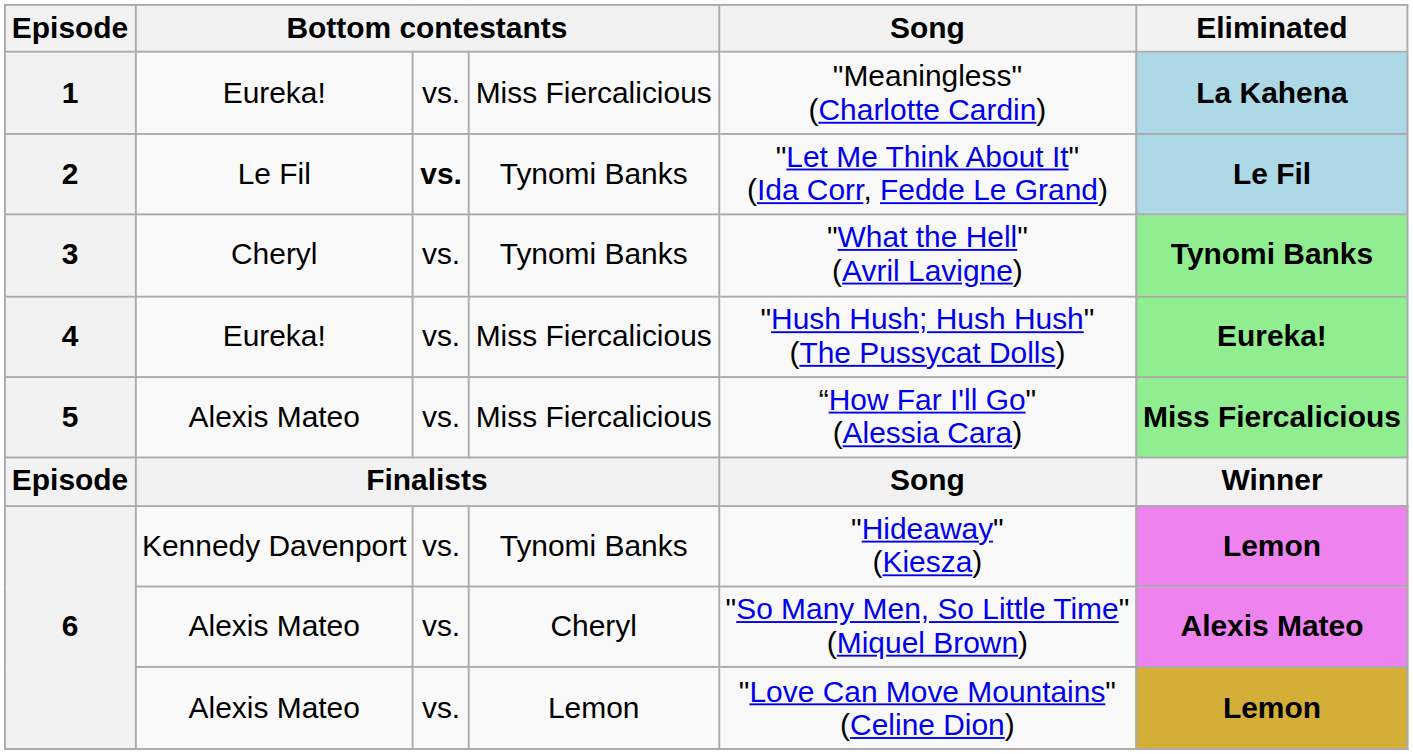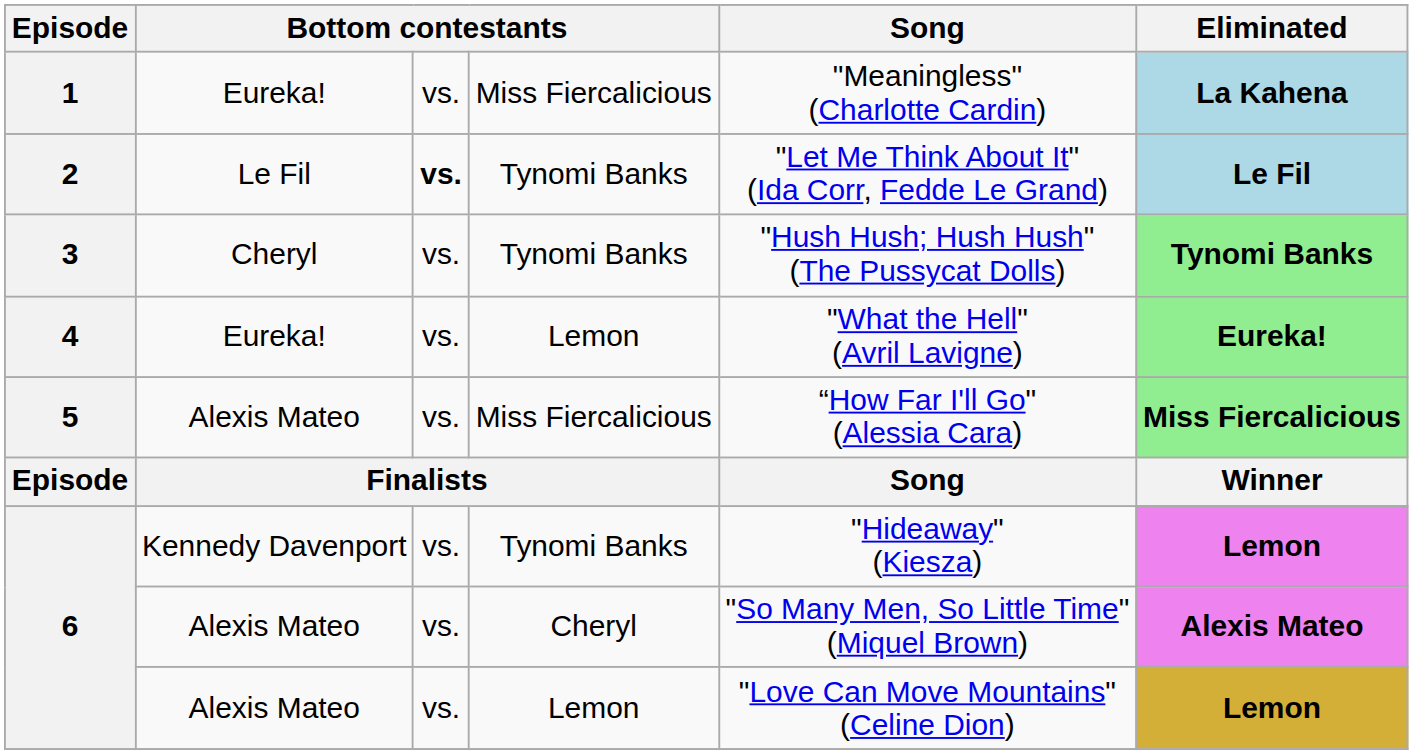(927, 254) "What the Hell" (Avril Lavigne) -> (927, 254) "Hush Hush; Hush Hush" (The Pussycat Dolls)
(594, 335) Miss Fiercalicious -> (594, 335) Lemon
(927, 335) "Hush Hush; Hush Hush" (The Pussycat Dolls) -> (927, 335) "What the Hell" (Avril Lavigne)
